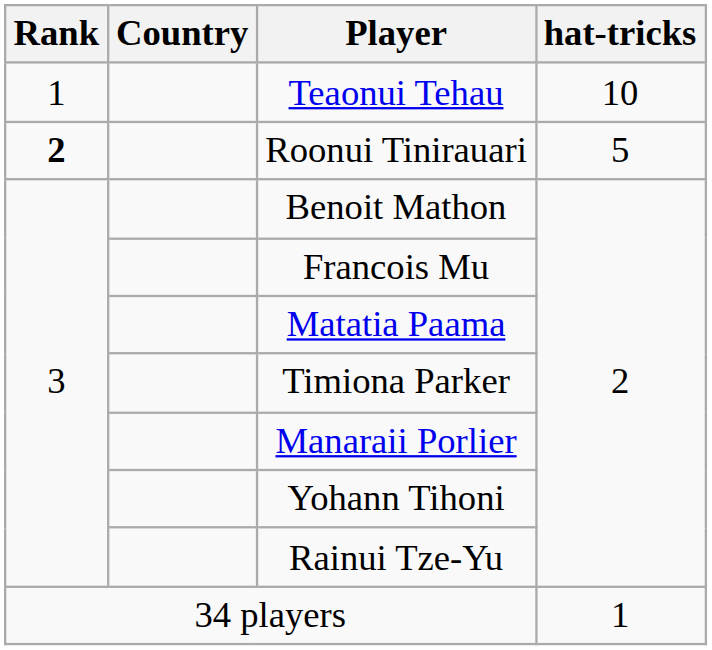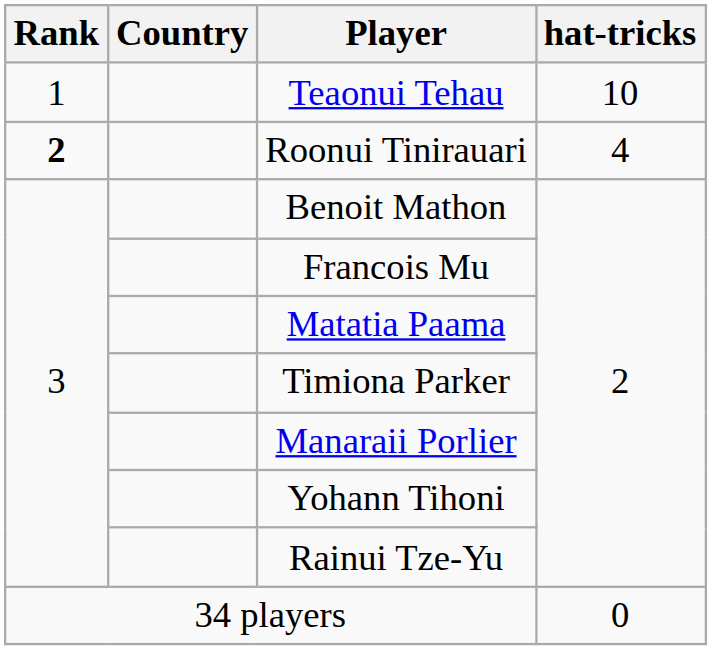(620, 149) 5 -> (620, 149) 4
(620, 614) 1 -> (620, 614) 0
